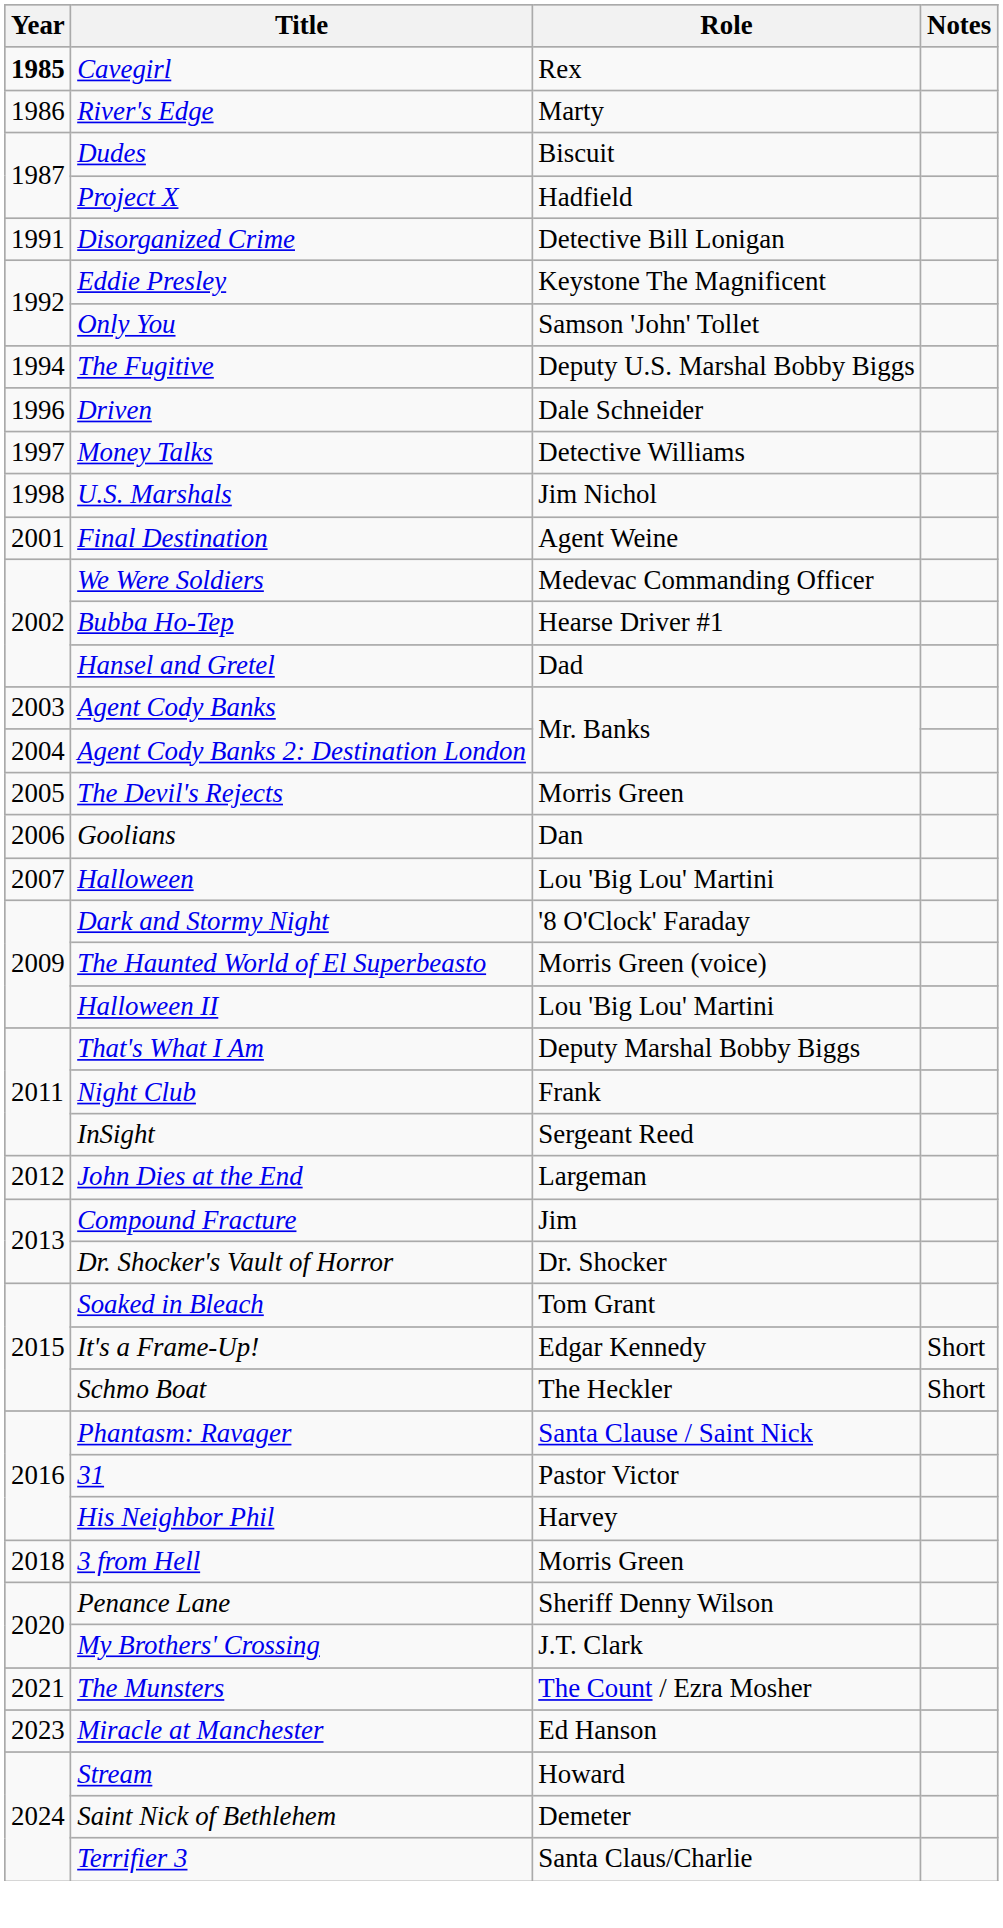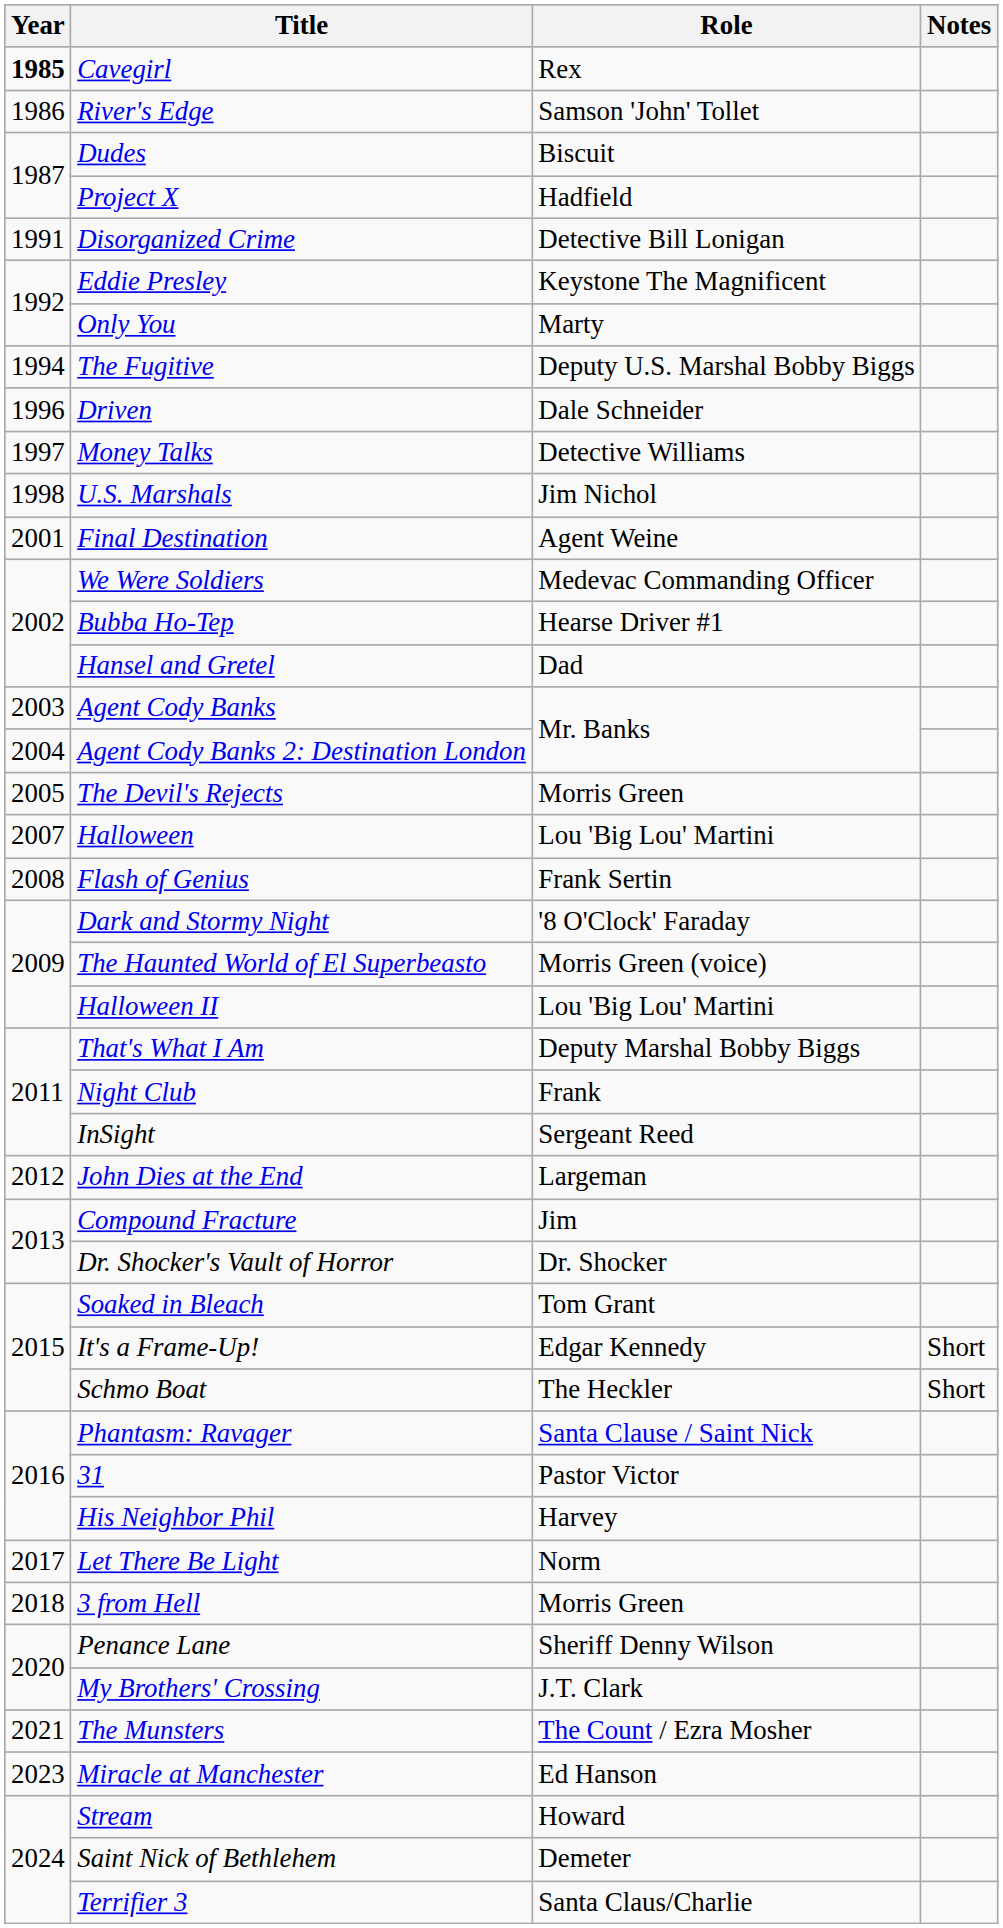(571, 111) Marty -> (649, 111) Samson 'John' Tollet
(649, 324) Samson 'John' Tollet -> (571, 324) Marty
- row: (126, 835)
+ row: (163, 878)
+ row: (178, 1560)
